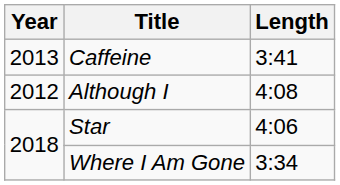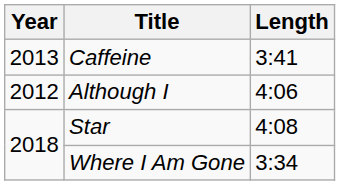(277, 92) 4:08 -> (277, 92) 4:06
(277, 127) 4:06 -> (277, 127) 4:08
